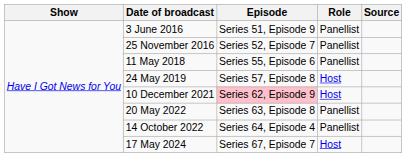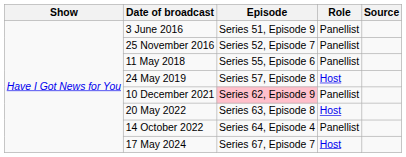(331, 95) Host -> (339, 95) Panellist
(339, 111) Panellist -> (331, 111) Host
